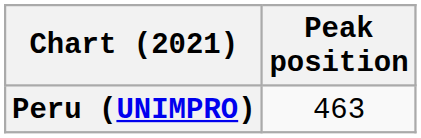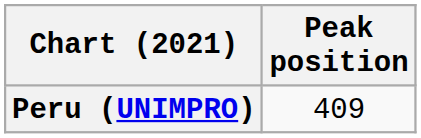(339, 109) 463 -> (339, 109) 409
